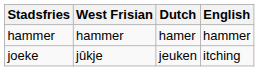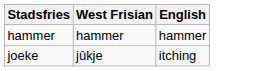- column: (178, 14)
